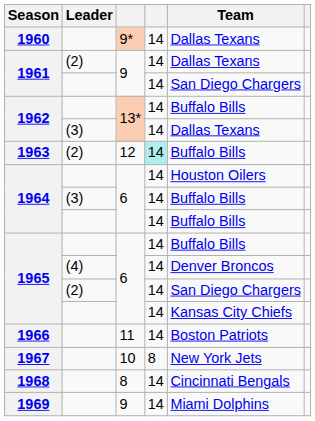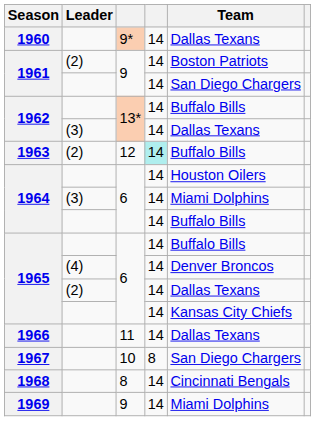(215, 61) Dallas Texans -> (219, 61) Boston Patriots
(208, 198) Buffalo Bills -> (220, 198) Miami Dolphins
(236, 289) San Diego Chargers -> (215, 289) Dallas Texans
(219, 335) Boston Patriots -> (215, 335) Dallas Texans
(216, 358) New York Jets -> (236, 358) San Diego Chargers
